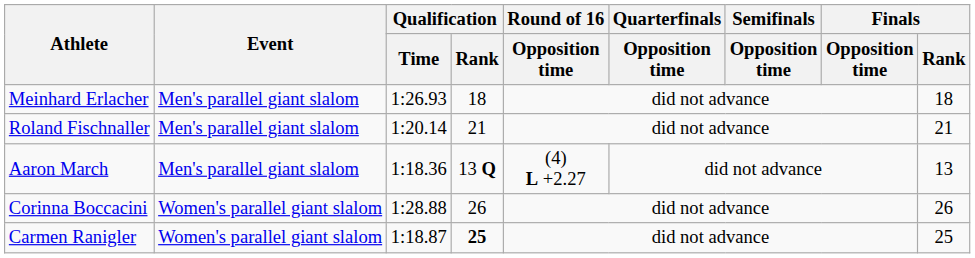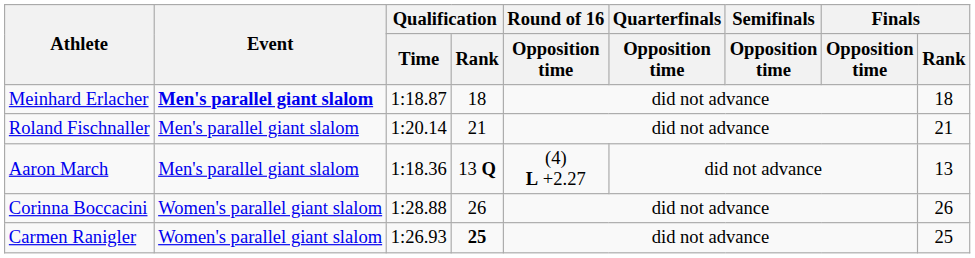(259, 98) normal -> (266, 98) bold
(419, 98) 1:26.93 -> (419, 98) 1:18.87
(419, 237) 1:18.87 -> (419, 237) 1:26.93
